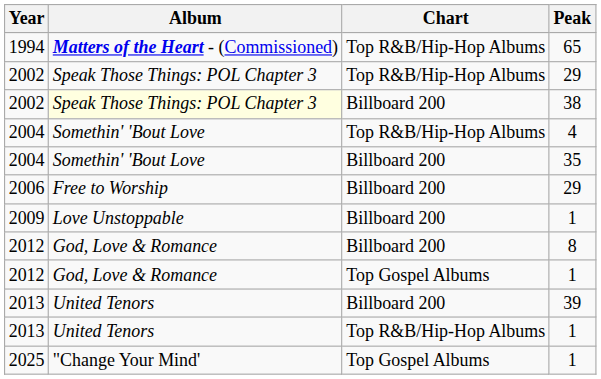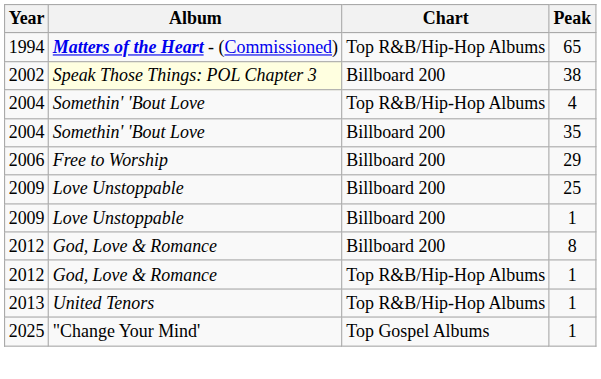- row: (27, 75)
+ row: (27, 189)
(418, 274) Top Gospel Albums -> (446, 274) Top R&B/Hip-Hop Albums
- row: (27, 302)
